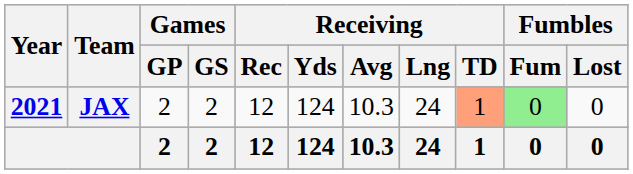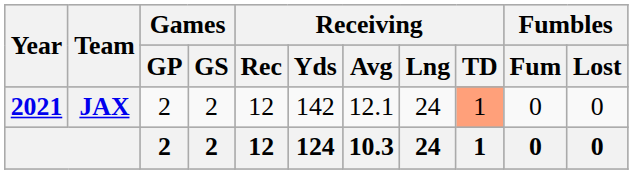(315, 106) 124 -> (315, 106) 142
(371, 106) 10.3 -> (371, 106) 12.1
(535, 106) lightgreen background -> (535, 106) no background
